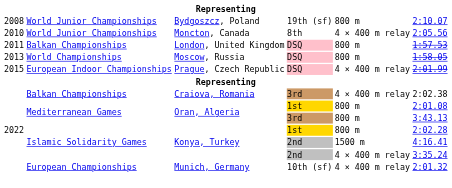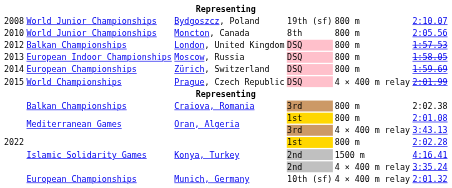(372, 33) 4 × 400 m relay -> (347, 33) 800 m
(14, 45) 2011 -> (14, 45) 2012
(74, 57) World Championships -> (99, 57) European Indoor Championships
+ row: (222, 70)
(99, 70) European Indoor Championships -> (74, 82) World Championships
(372, 94) 4 × 400 m relay -> (347, 106) 800 m
(347, 118) 800 m -> (372, 130) 4 × 400 m relay
